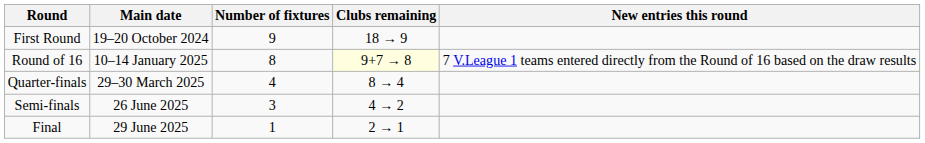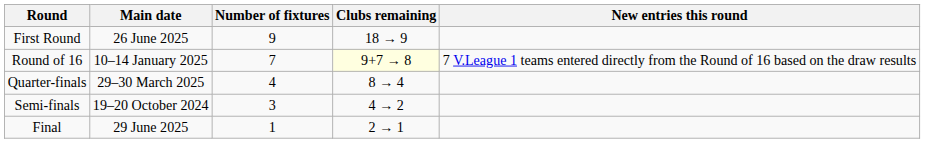(151, 37) 19–20 October 2024 -> (151, 37) 26 June 2025
(272, 60) 8 -> (272, 60) 7
(151, 104) 26 June 2025 -> (151, 104) 19–20 October 2024
